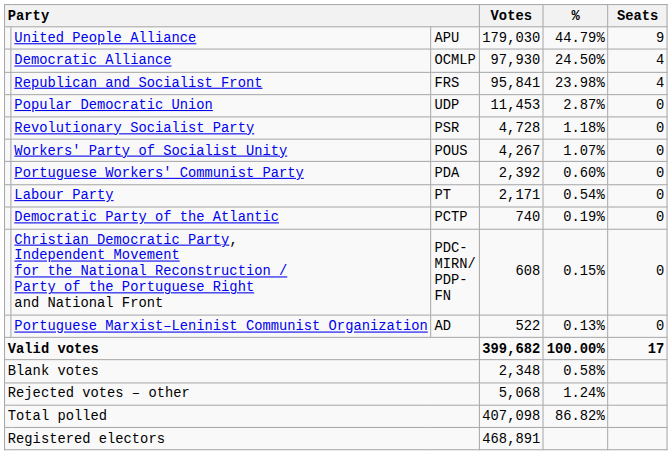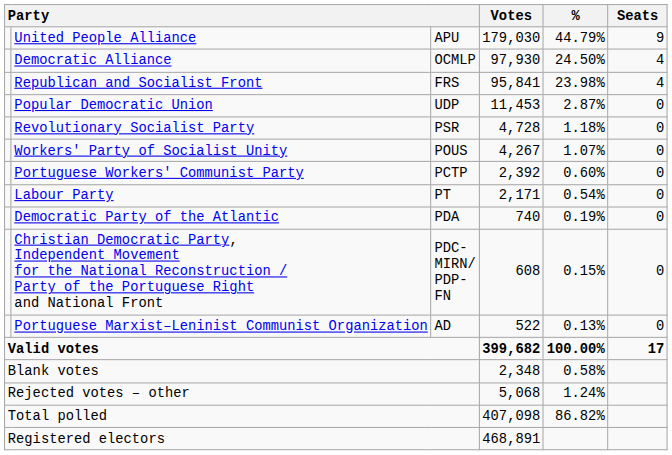(447, 173) PDA -> (451, 173) PCTP
(451, 218) PCTP -> (447, 218) PDA
